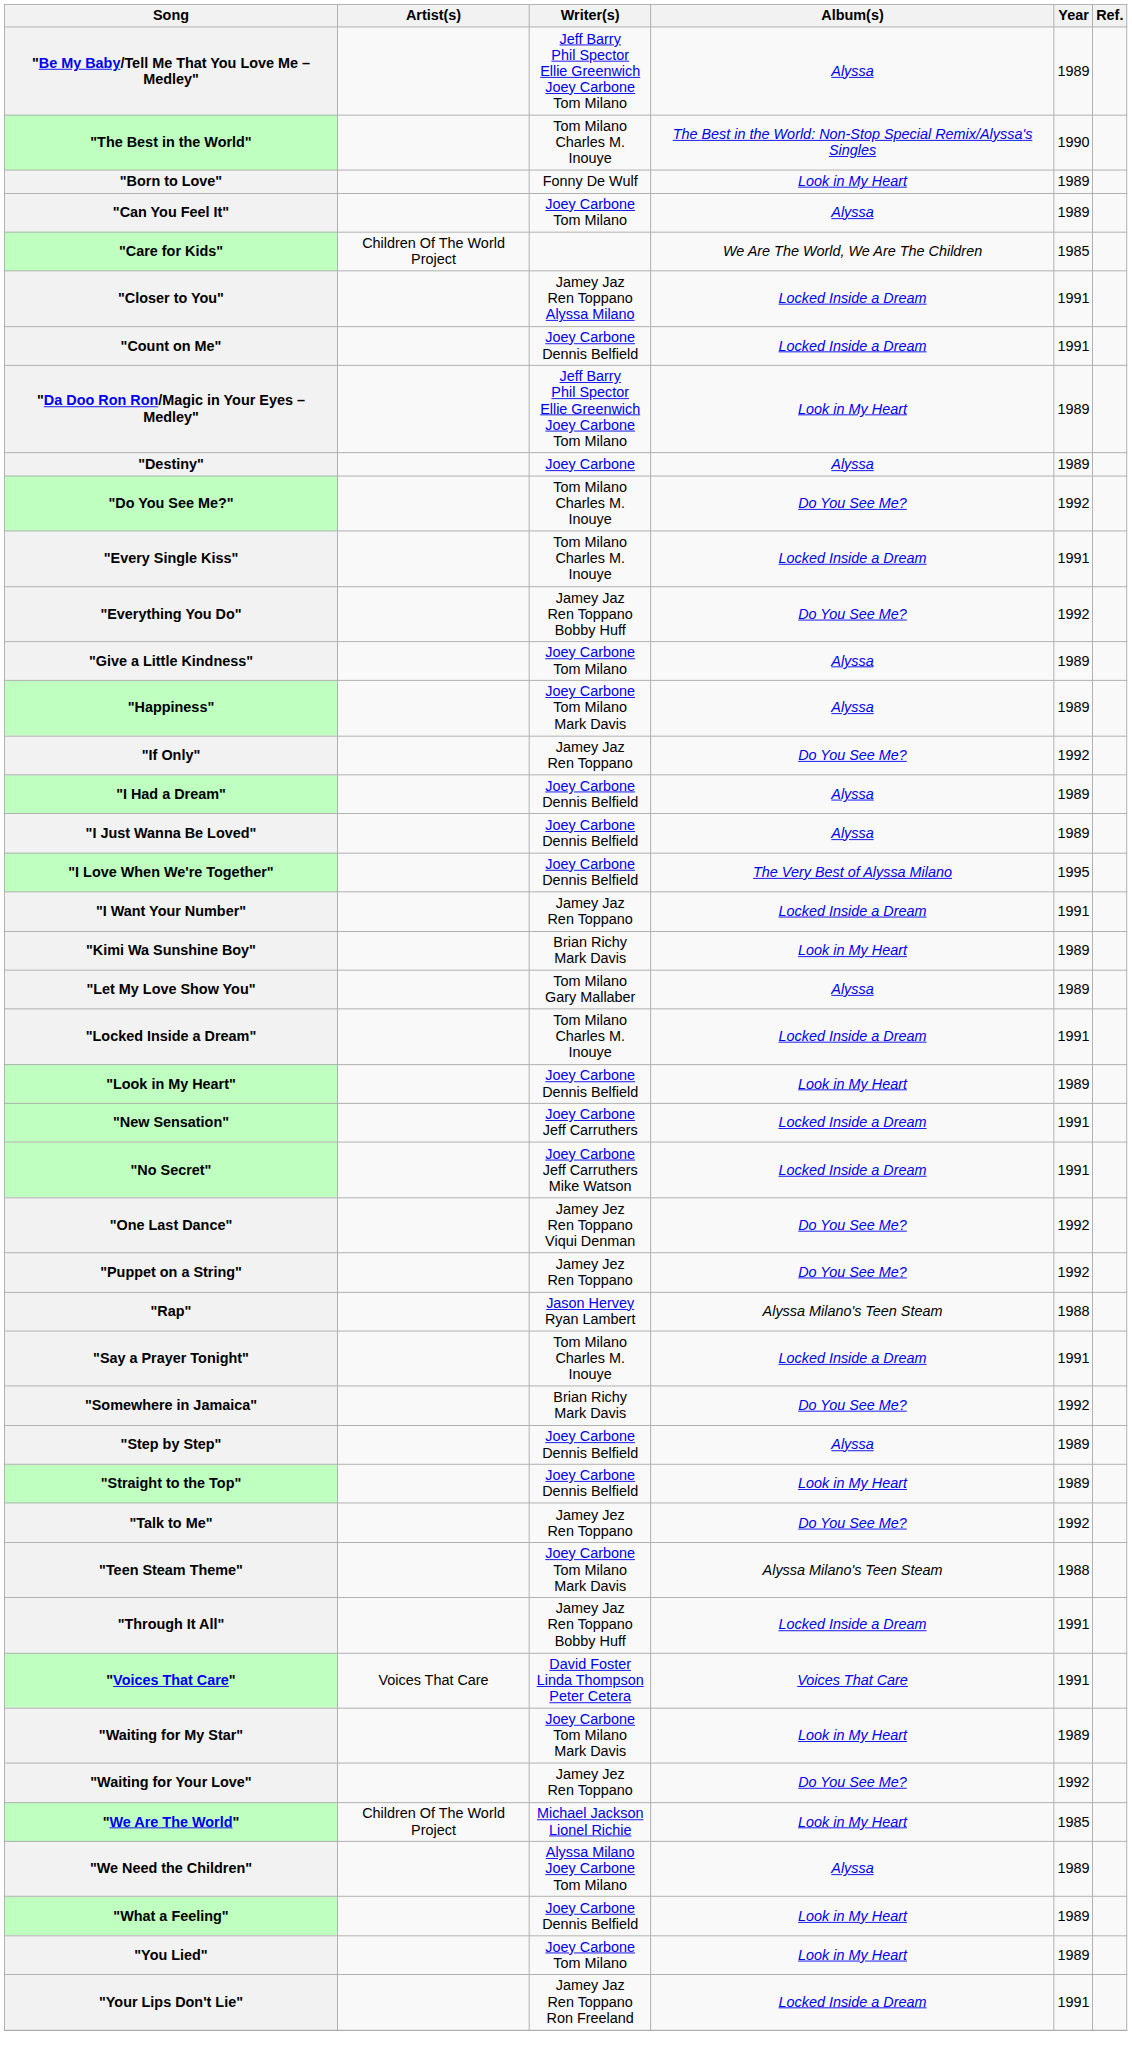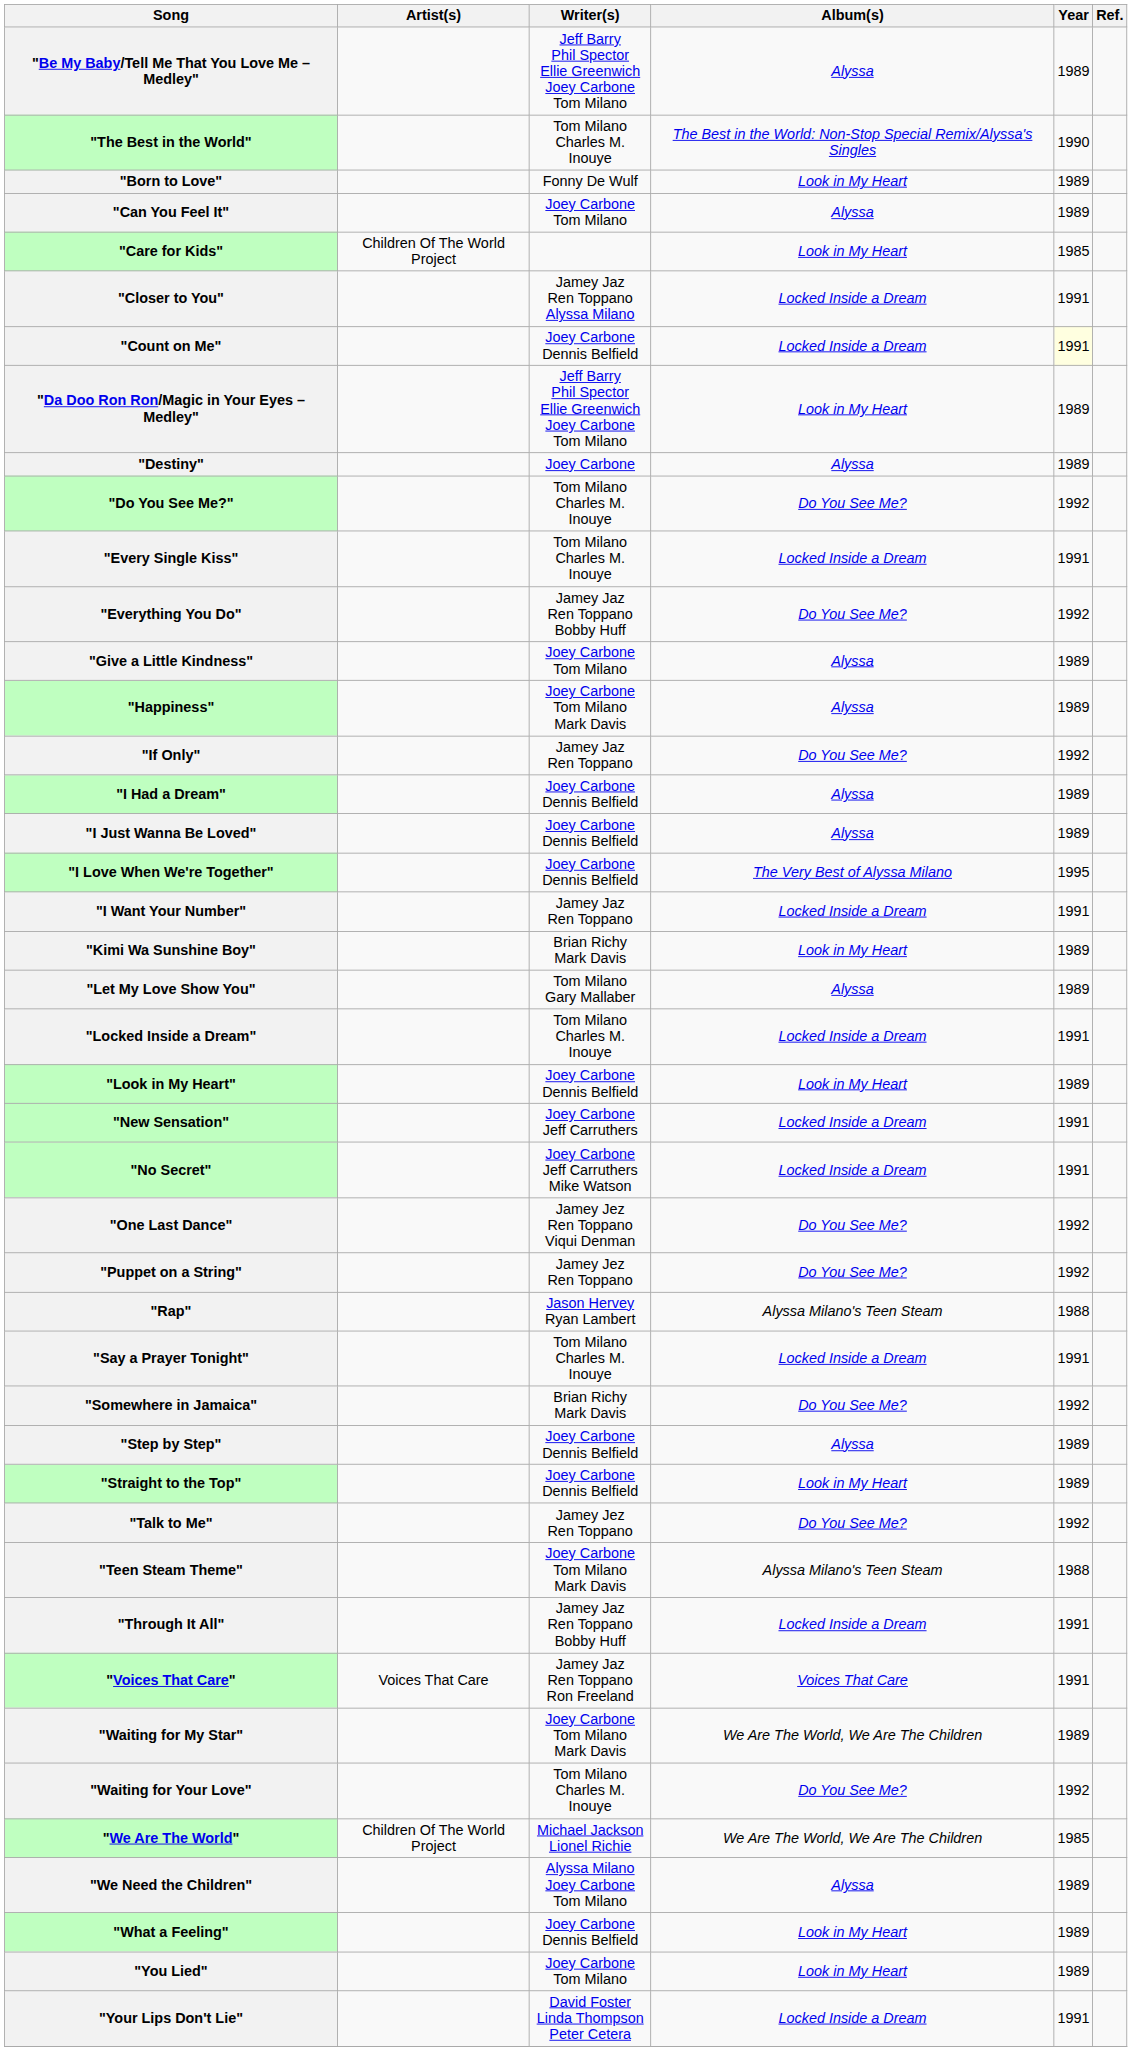(853, 251) We Are The World, We Are The Children -> (853, 251) Look in My Heart
(1074, 345) no background -> (1074, 345) lightyellow background
(590, 1680) David Foster Linda Thompson Peter Cetera -> (590, 1680) Jamey Jaz Ren Toppano Ron Freeland
(853, 1735) Look in My Heart -> (853, 1735) We Are The World, We Are The Children
(590, 1782) Jamey Jez Ren Toppano -> (590, 1790) Tom Milano Charles M. Inouye
(853, 1821) Look in My Heart -> (853, 1838) We Are The World, We Are The Children
(590, 2002) Jamey Jaz Ren Toppano Ron Freeland -> (590, 2018) David Foster Linda Thompson Peter Cetera
